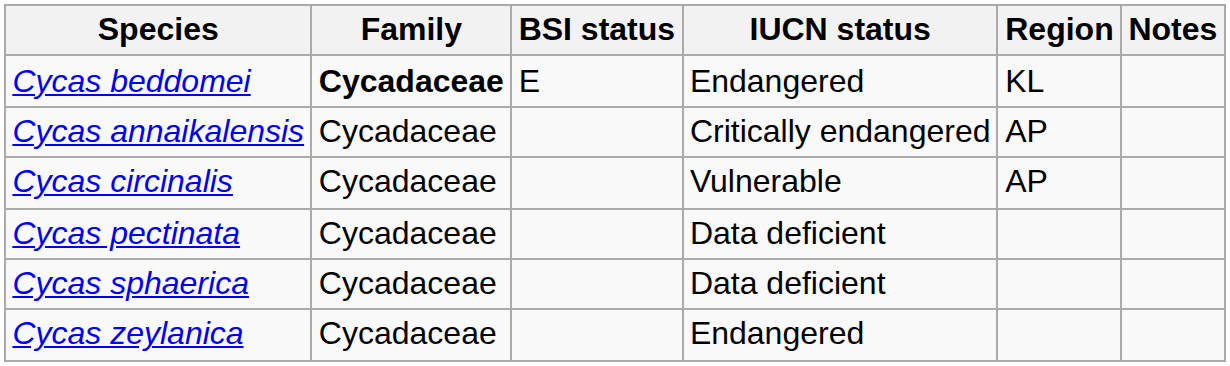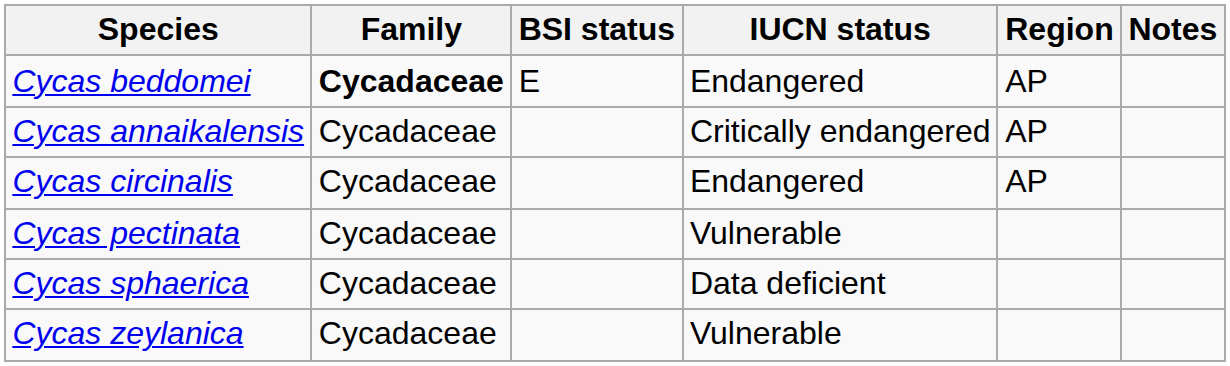(1025, 80) KL -> (1027, 80) AP
(766, 182) Vulnerable -> (777, 182) Endangered
(788, 232) Data deficient -> (766, 232) Vulnerable
(777, 334) Endangered -> (766, 334) Vulnerable
